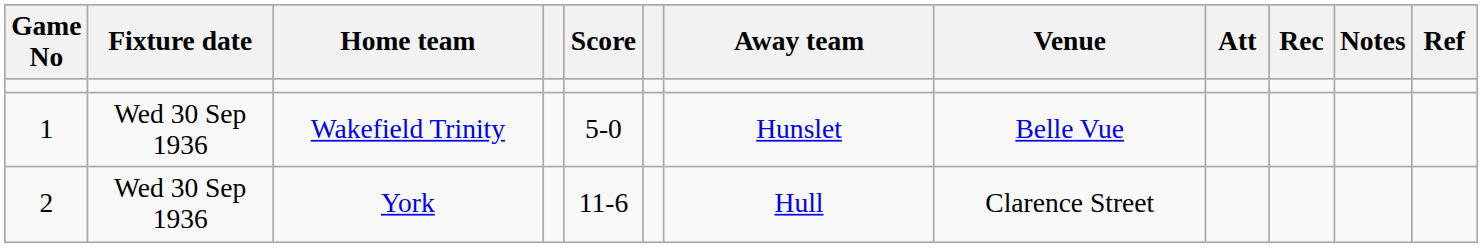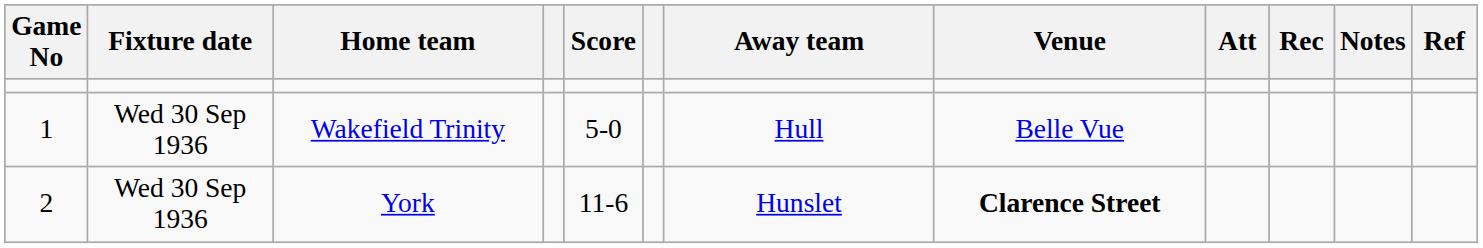(799, 129) Hunslet -> (799, 129) Hull
(799, 203) Hull -> (799, 203) Hunslet
(1070, 203) normal -> (1070, 203) bold
